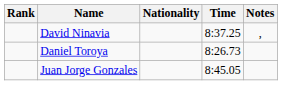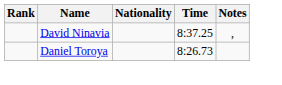- row: (89, 70)
